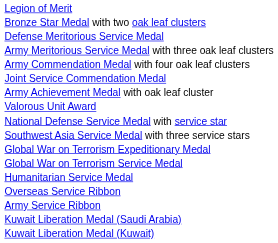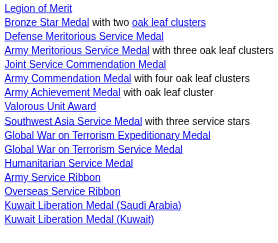rows swapped: (85, 79) <-> (127, 65)
- row: (116, 121)
rows swapped: (53, 205) <-> (63, 191)
